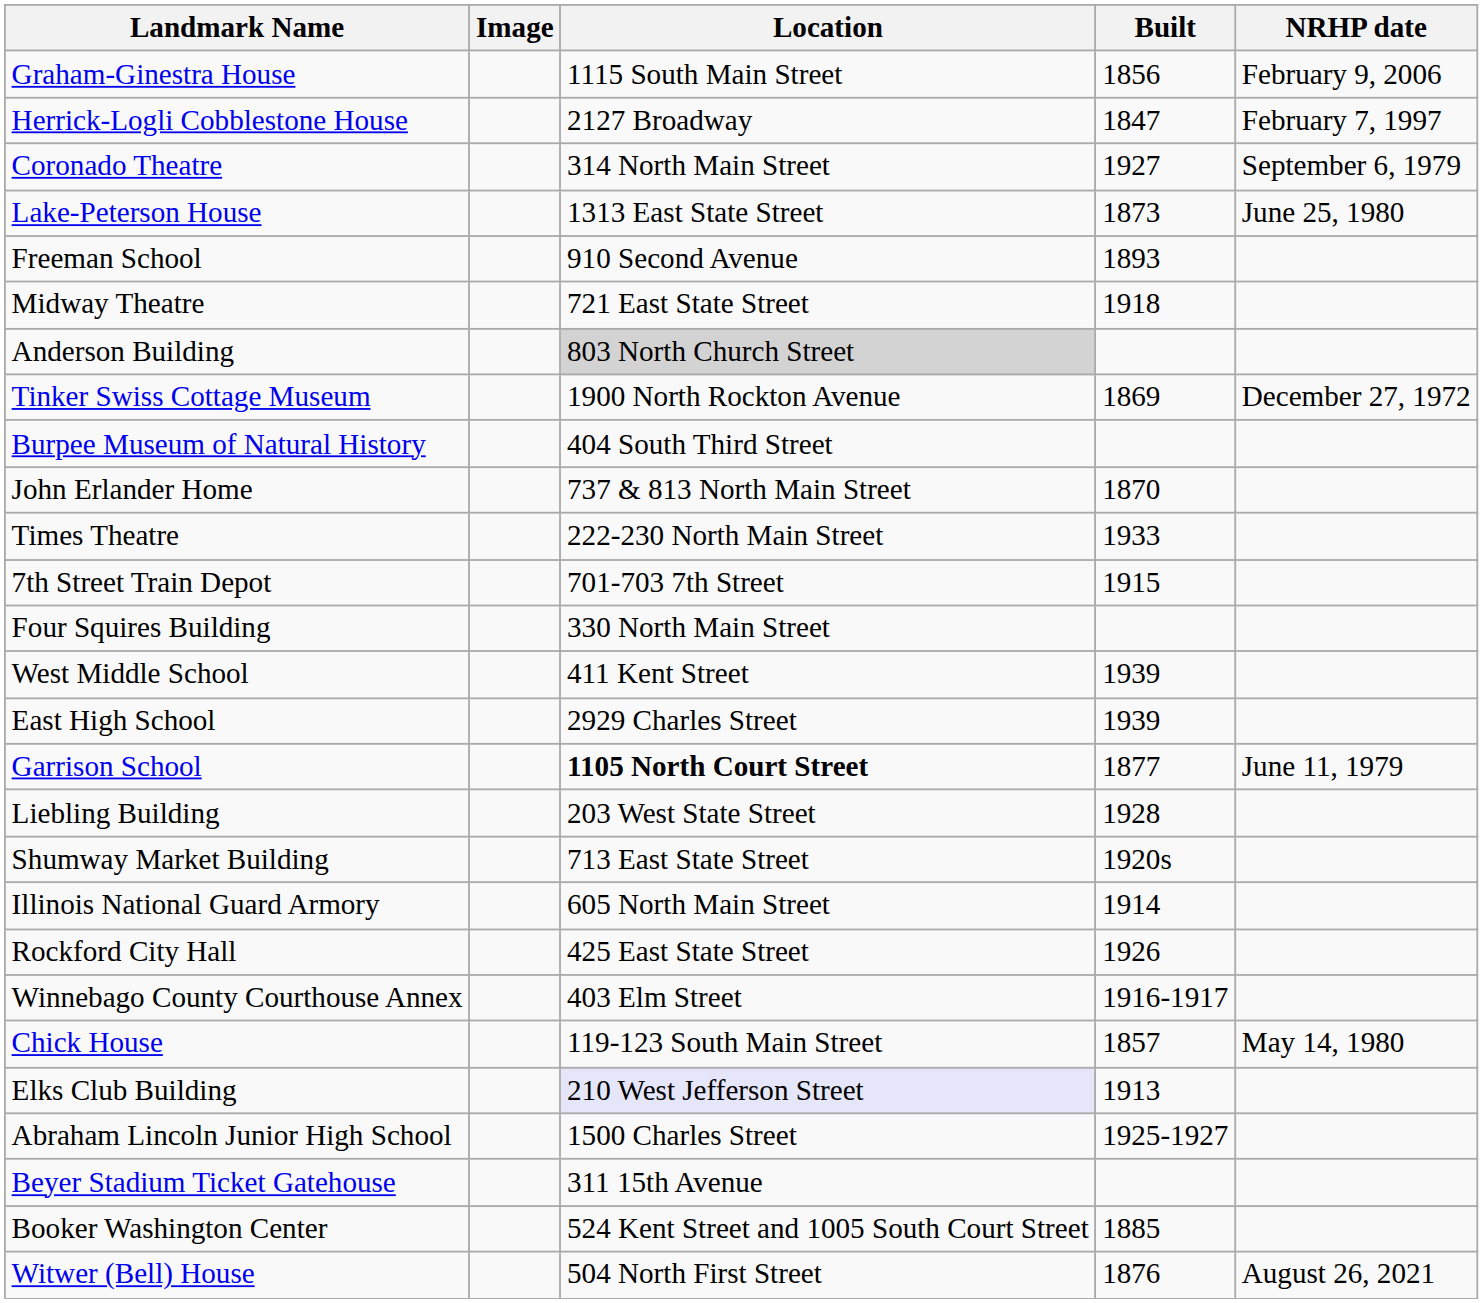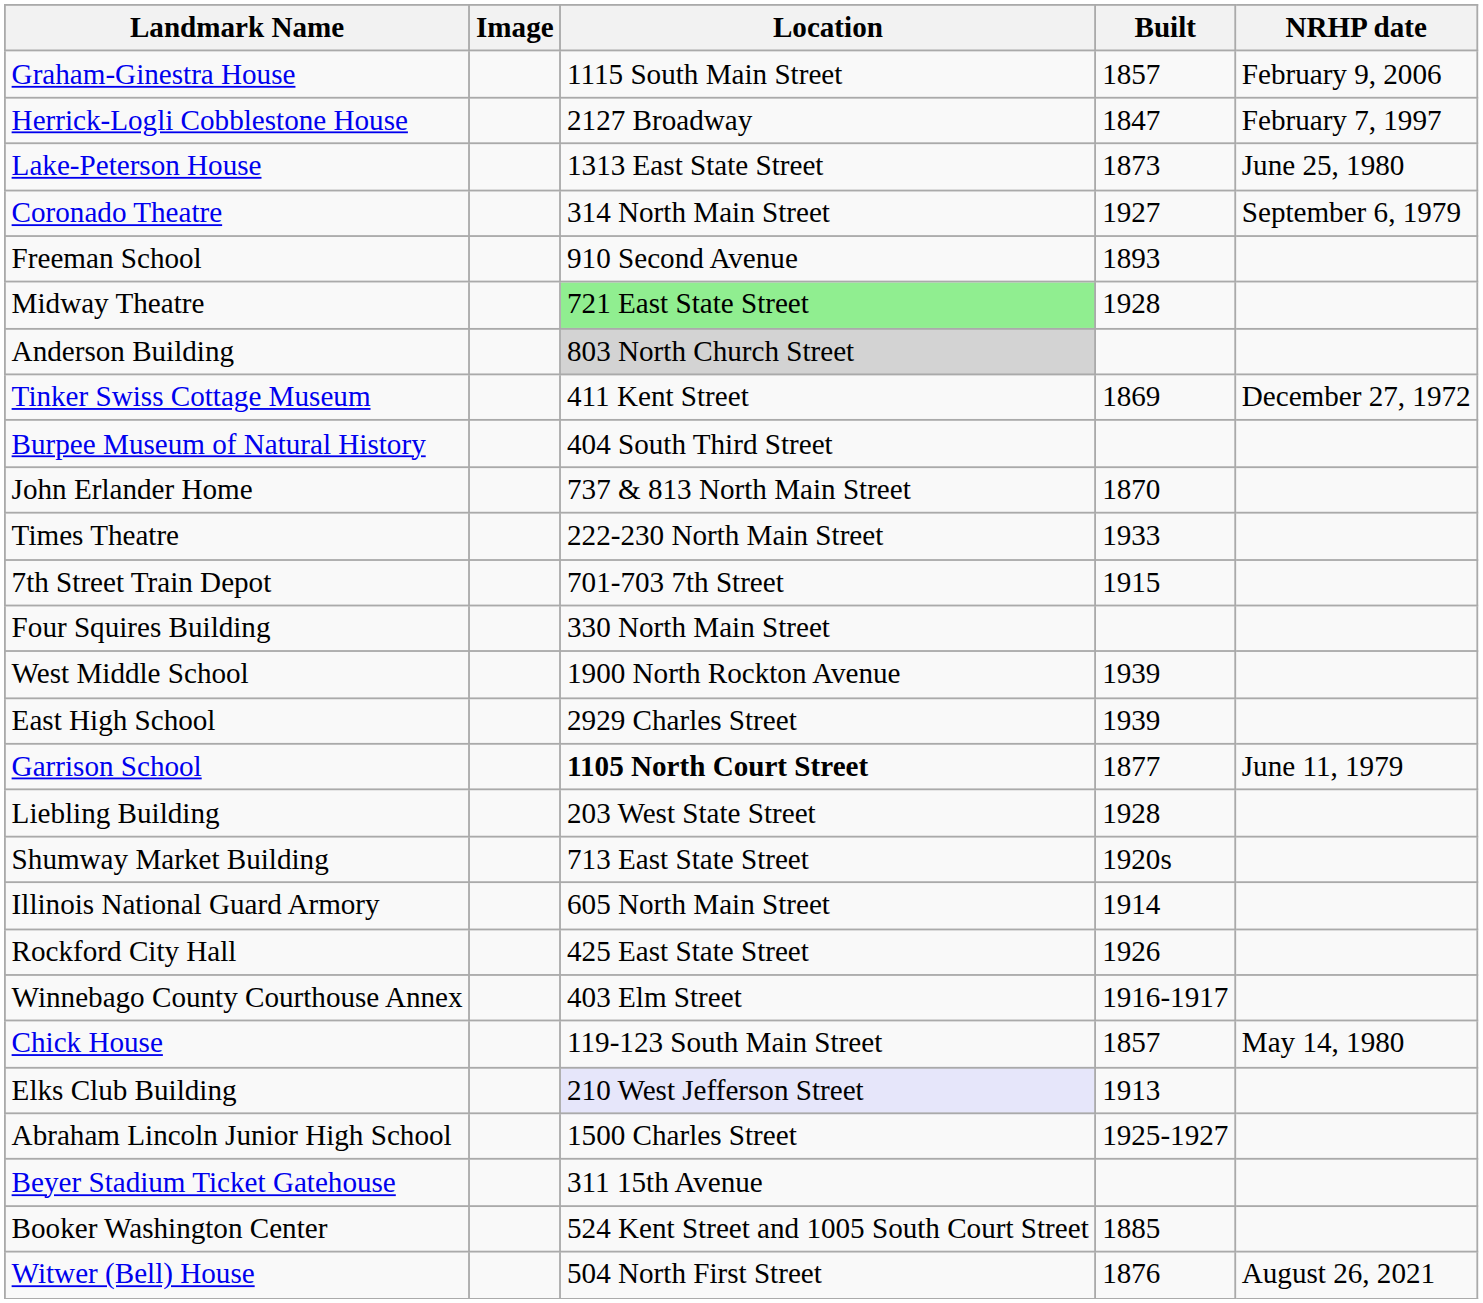(1131, 73) 1856 -> (1131, 73) 1857
rows swapped: (137, 212) <-> (117, 166)
(688, 304) no background -> (688, 304) lightgreen background
(1131, 304) 1918 -> (1131, 304) 1928
(734, 397) 1900 North Rockton Avenue -> (658, 397) 411 Kent Street
(658, 674) 411 Kent Street -> (734, 674) 1900 North Rockton Avenue
